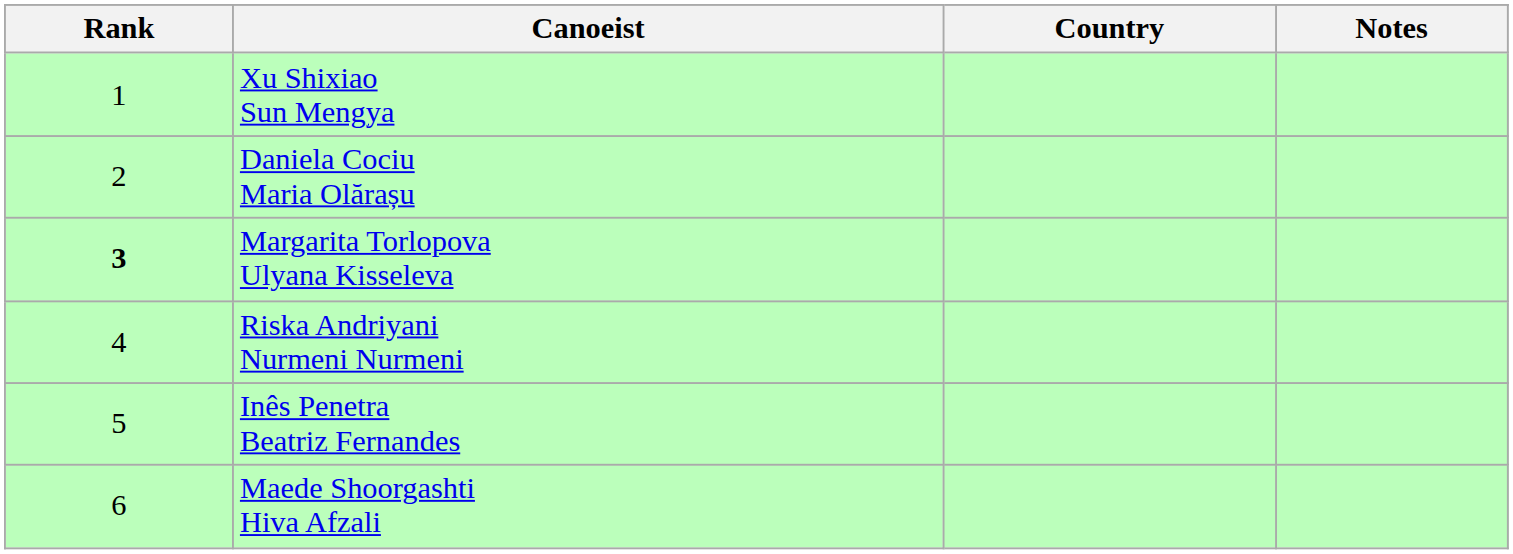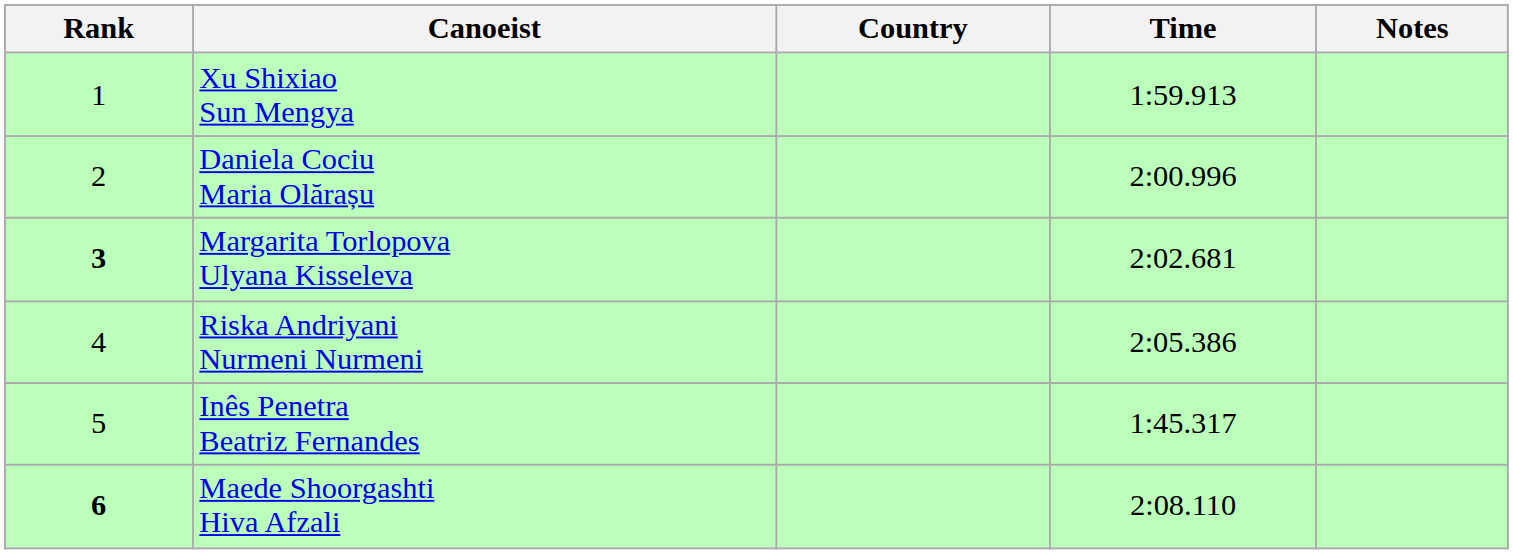+ column: (1183, 28)
(119, 505) normal -> (99, 505) bold
